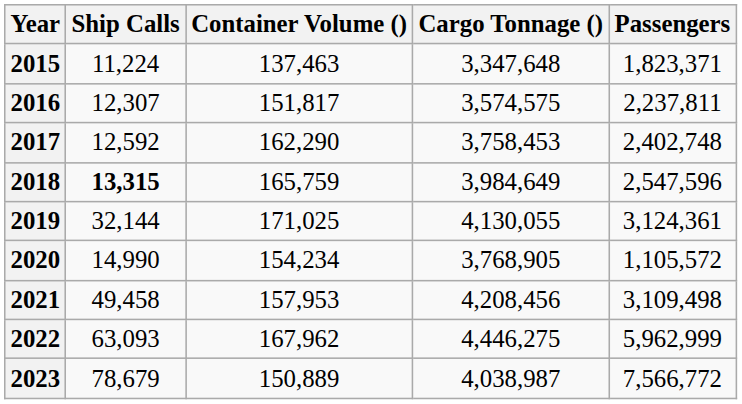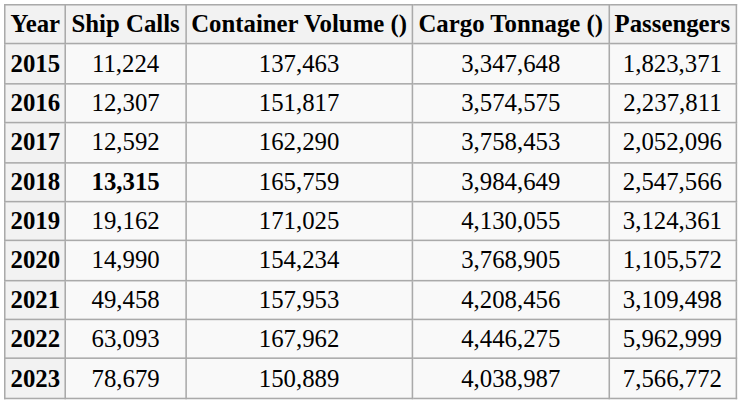(672, 142) 2,402,748 -> (672, 142) 2,052,096
(672, 181) 2,547,596 -> (672, 181) 2,547,566
(126, 220) 32,144 -> (126, 220) 19,162
